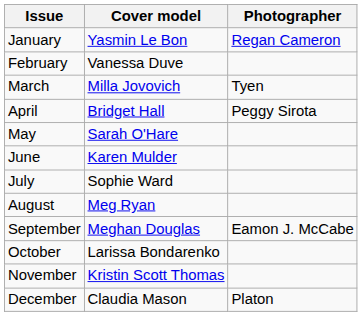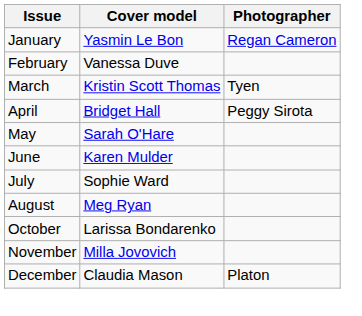(134, 87) Milla Jovovich -> (152, 87) Kristin Scott Thomas
- row: (44, 228)
(156, 275) Kristin Scott Thomas -> (130, 252) Milla Jovovich
